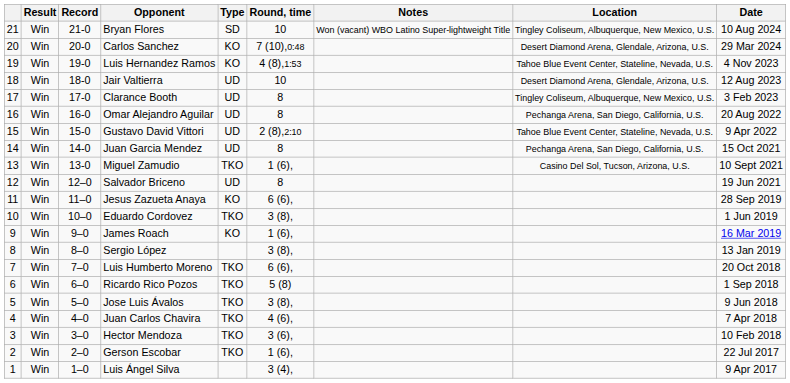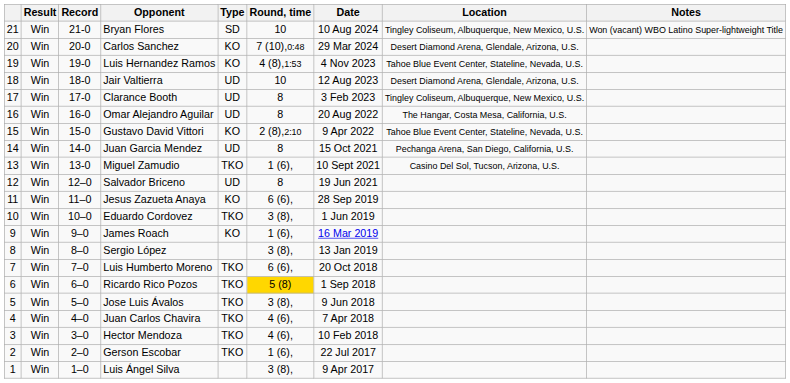columns swapped: (751, 13) <-> (413, 13)
(615, 115) Pechanga Arena, San Diego, California, U.S. -> (485, 115) The Hangar, Costa Mesa, California, U.S.
(232, 132) UD -> (232, 132) KO
(280, 285) no background -> (280, 285) gold background
(280, 336) 3 (6), -> (280, 336) 4 (6),
(280, 370) 3 (4), -> (280, 370) 3 (8),
